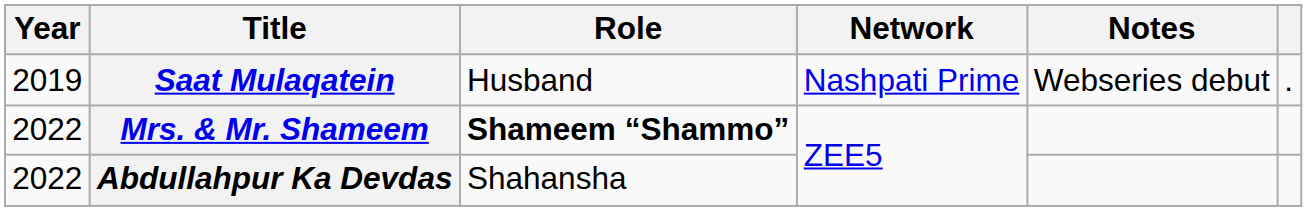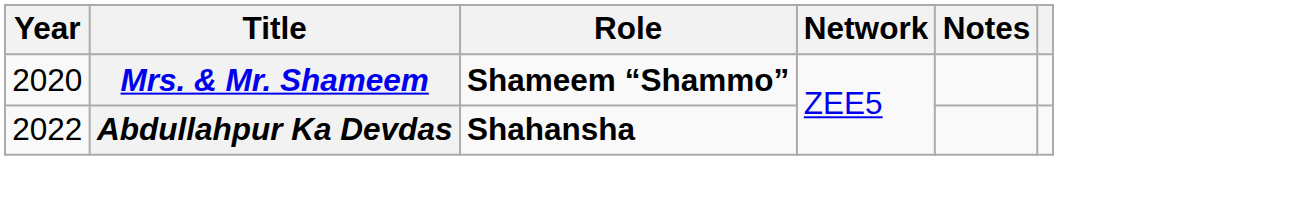- row: (275, 79)
(47, 129) 2022 -> (47, 79) 2020
(547, 179) normal -> (551, 129) bold
